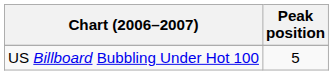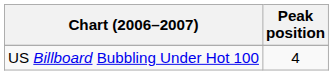(296, 57) 5 -> (296, 57) 4
